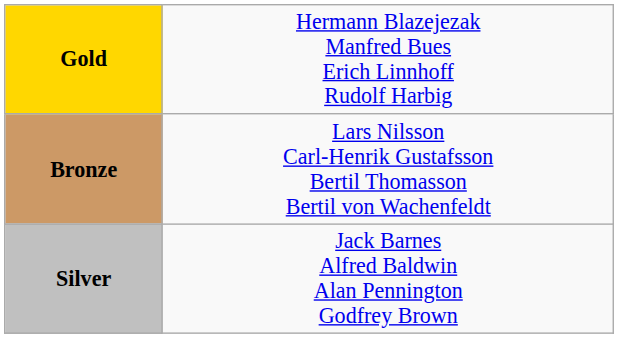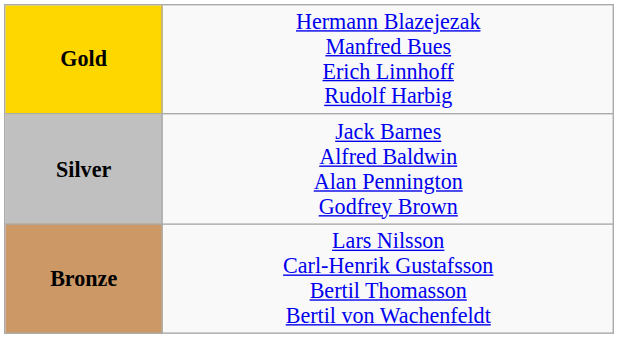rows swapped: (84, 278) <-> (84, 168)
